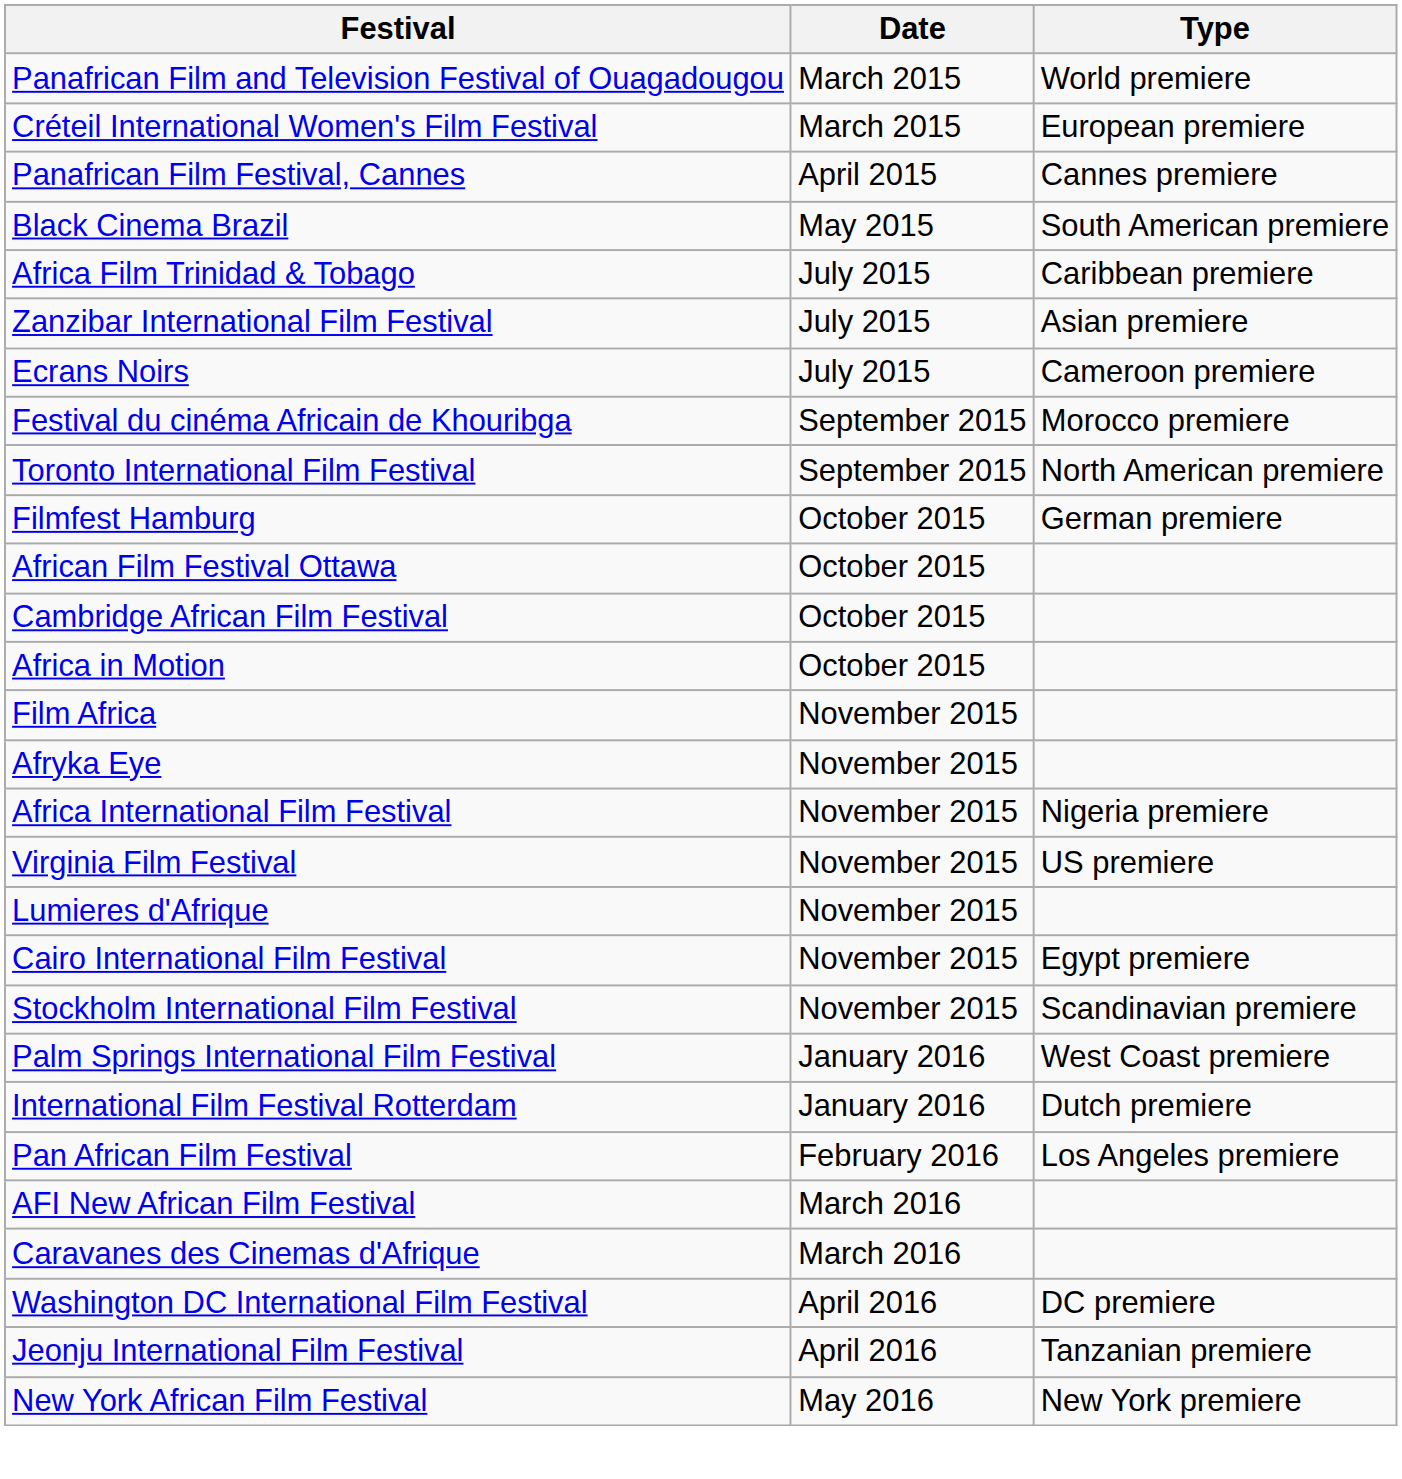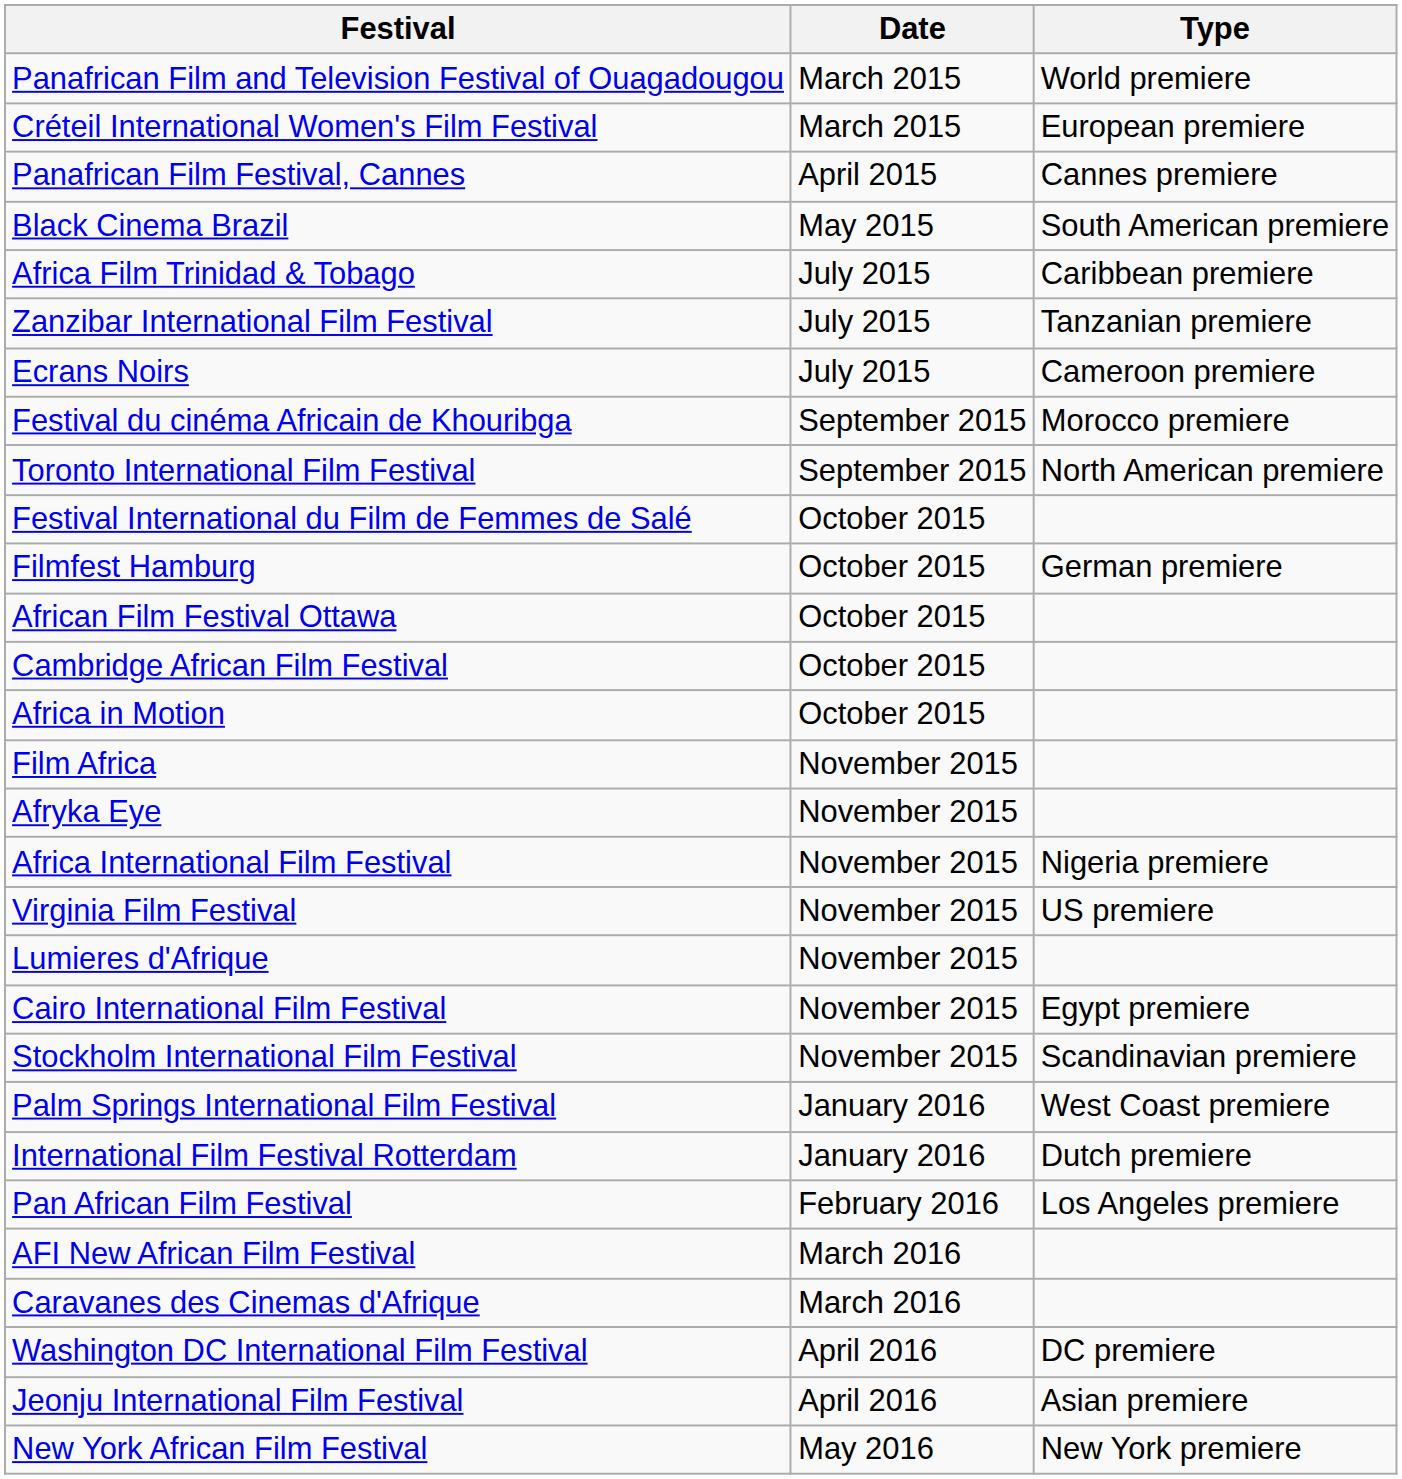(1145, 322) Asian premiere -> (1176, 322) Tanzanian premiere
+ row: (352, 518)
(1176, 1351) Tanzanian premiere -> (1145, 1400) Asian premiere
